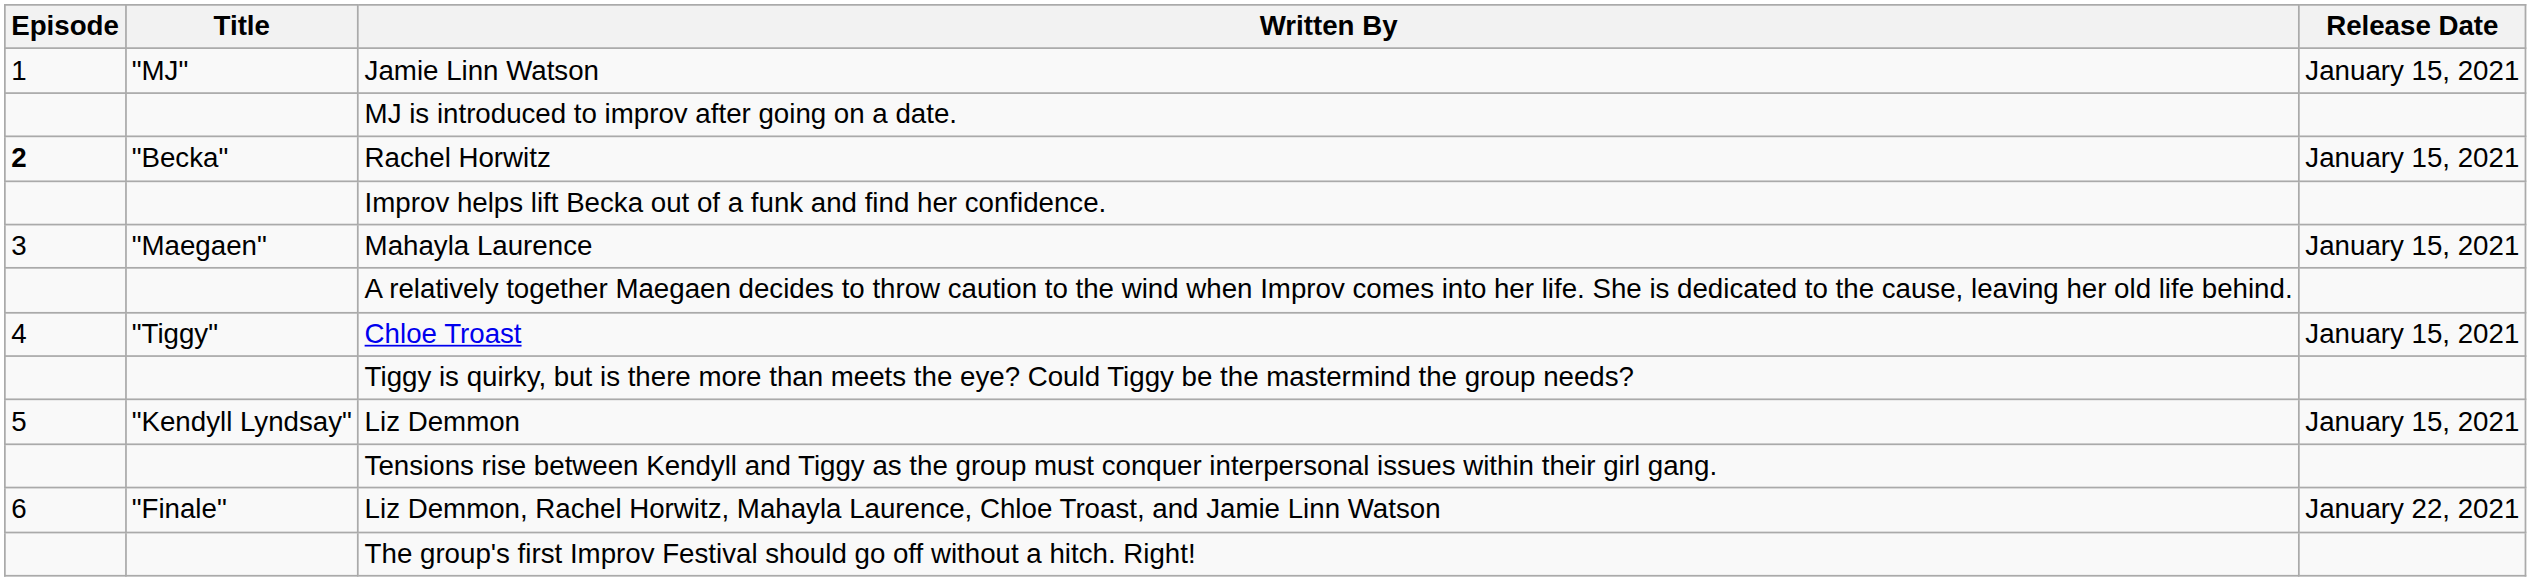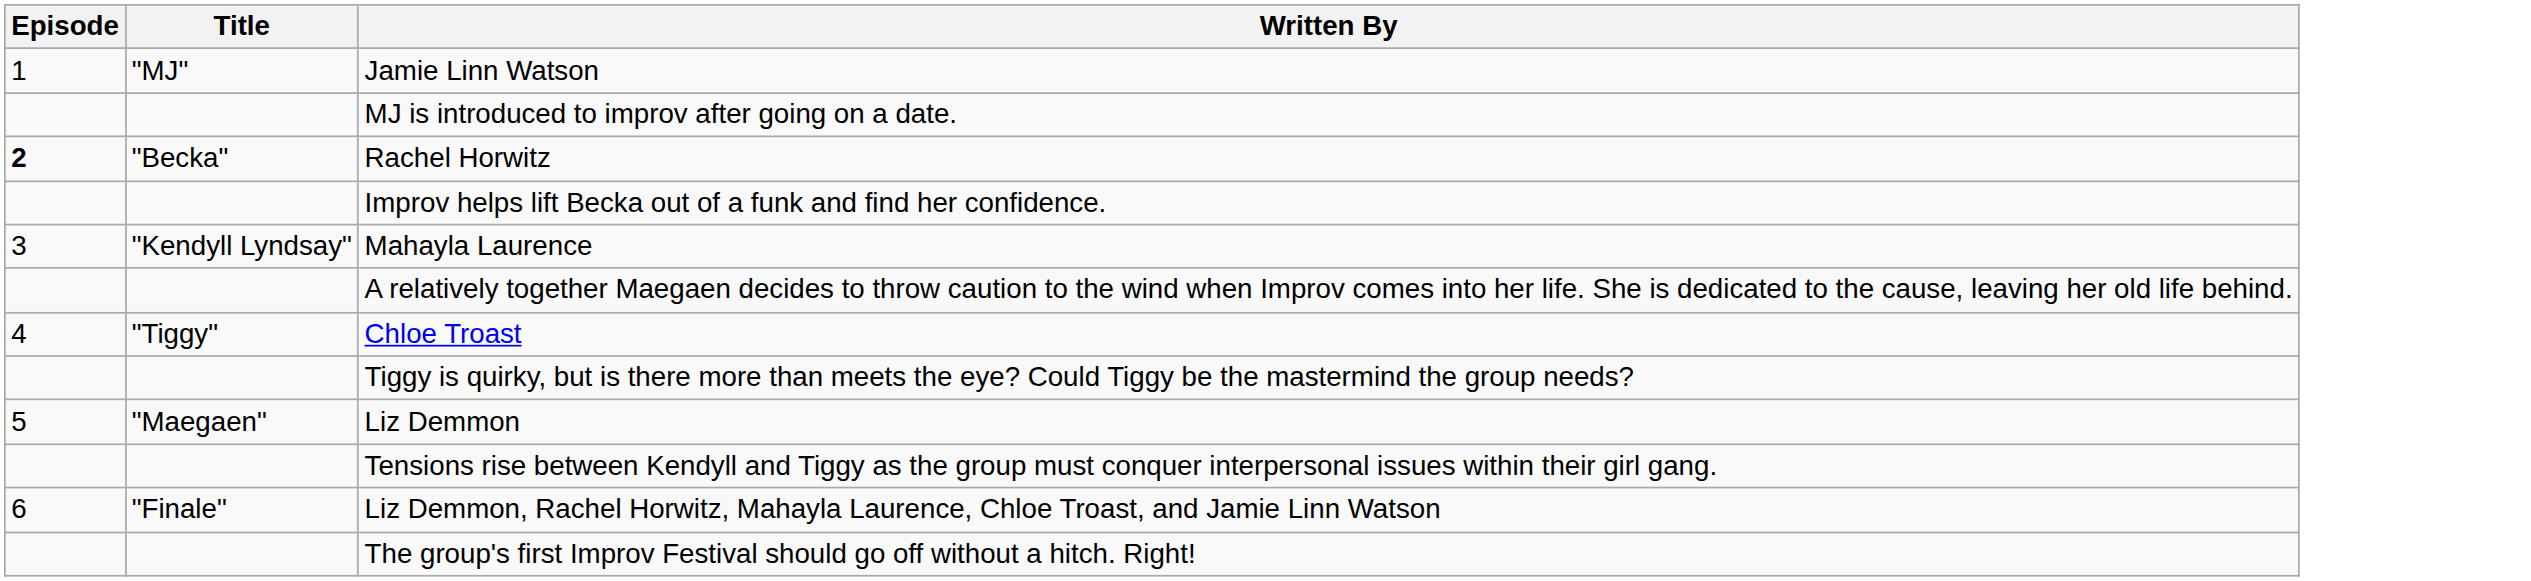- column: (2412, 26)
(199, 245) "Maegaen" -> (242, 245) "Kendyll Lyndsay"
(242, 421) "Kendyll Lyndsay" -> (199, 421) "Maegaen"
